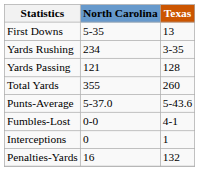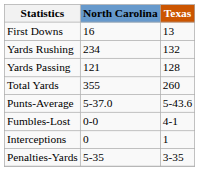(93, 31) 5-35 -> (89, 31) 16
(173, 49) 3-35 -> (171, 49) 132
(89, 157) 16 -> (93, 157) 5-35
(171, 157) 132 -> (173, 157) 3-35
